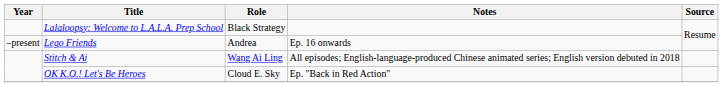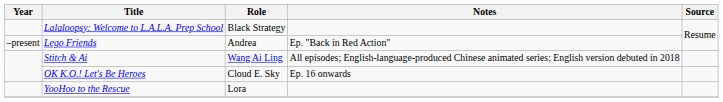(320, 43) Ep. 16 onwards -> (340, 43) Ep. "Back in Red Action"
(340, 74) Ep. "Back in Red Action" -> (320, 74) Ep. 16 onwards
+ row: (87, 89)
